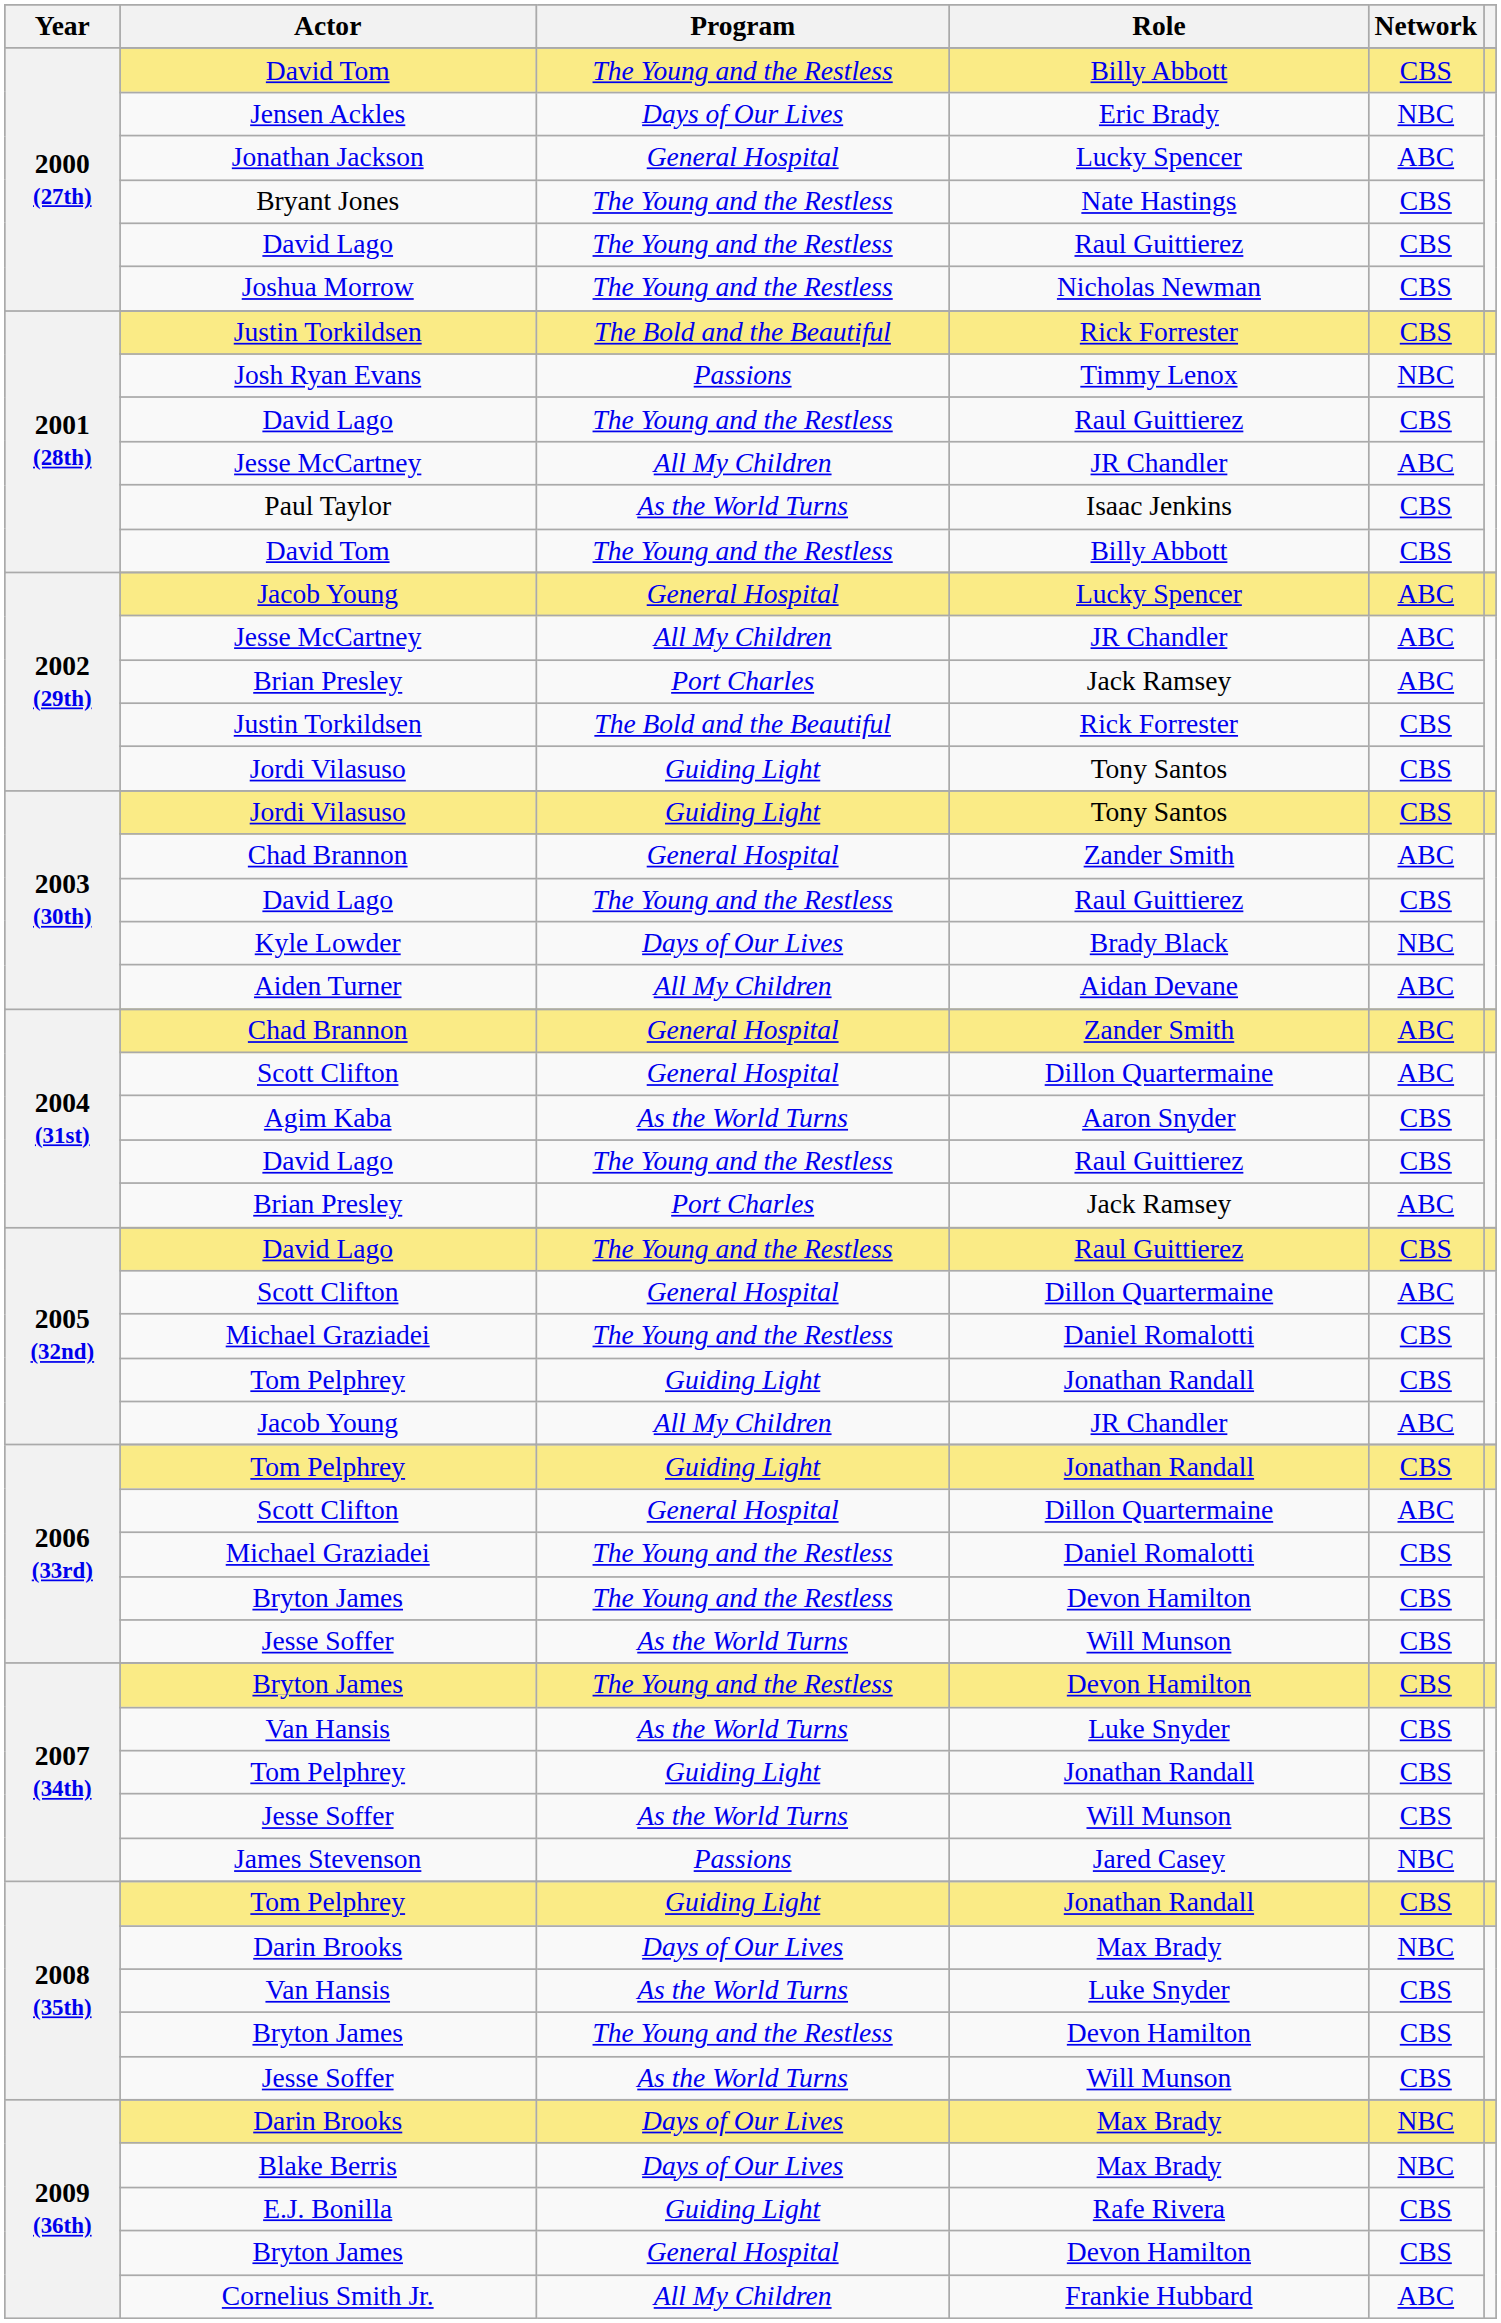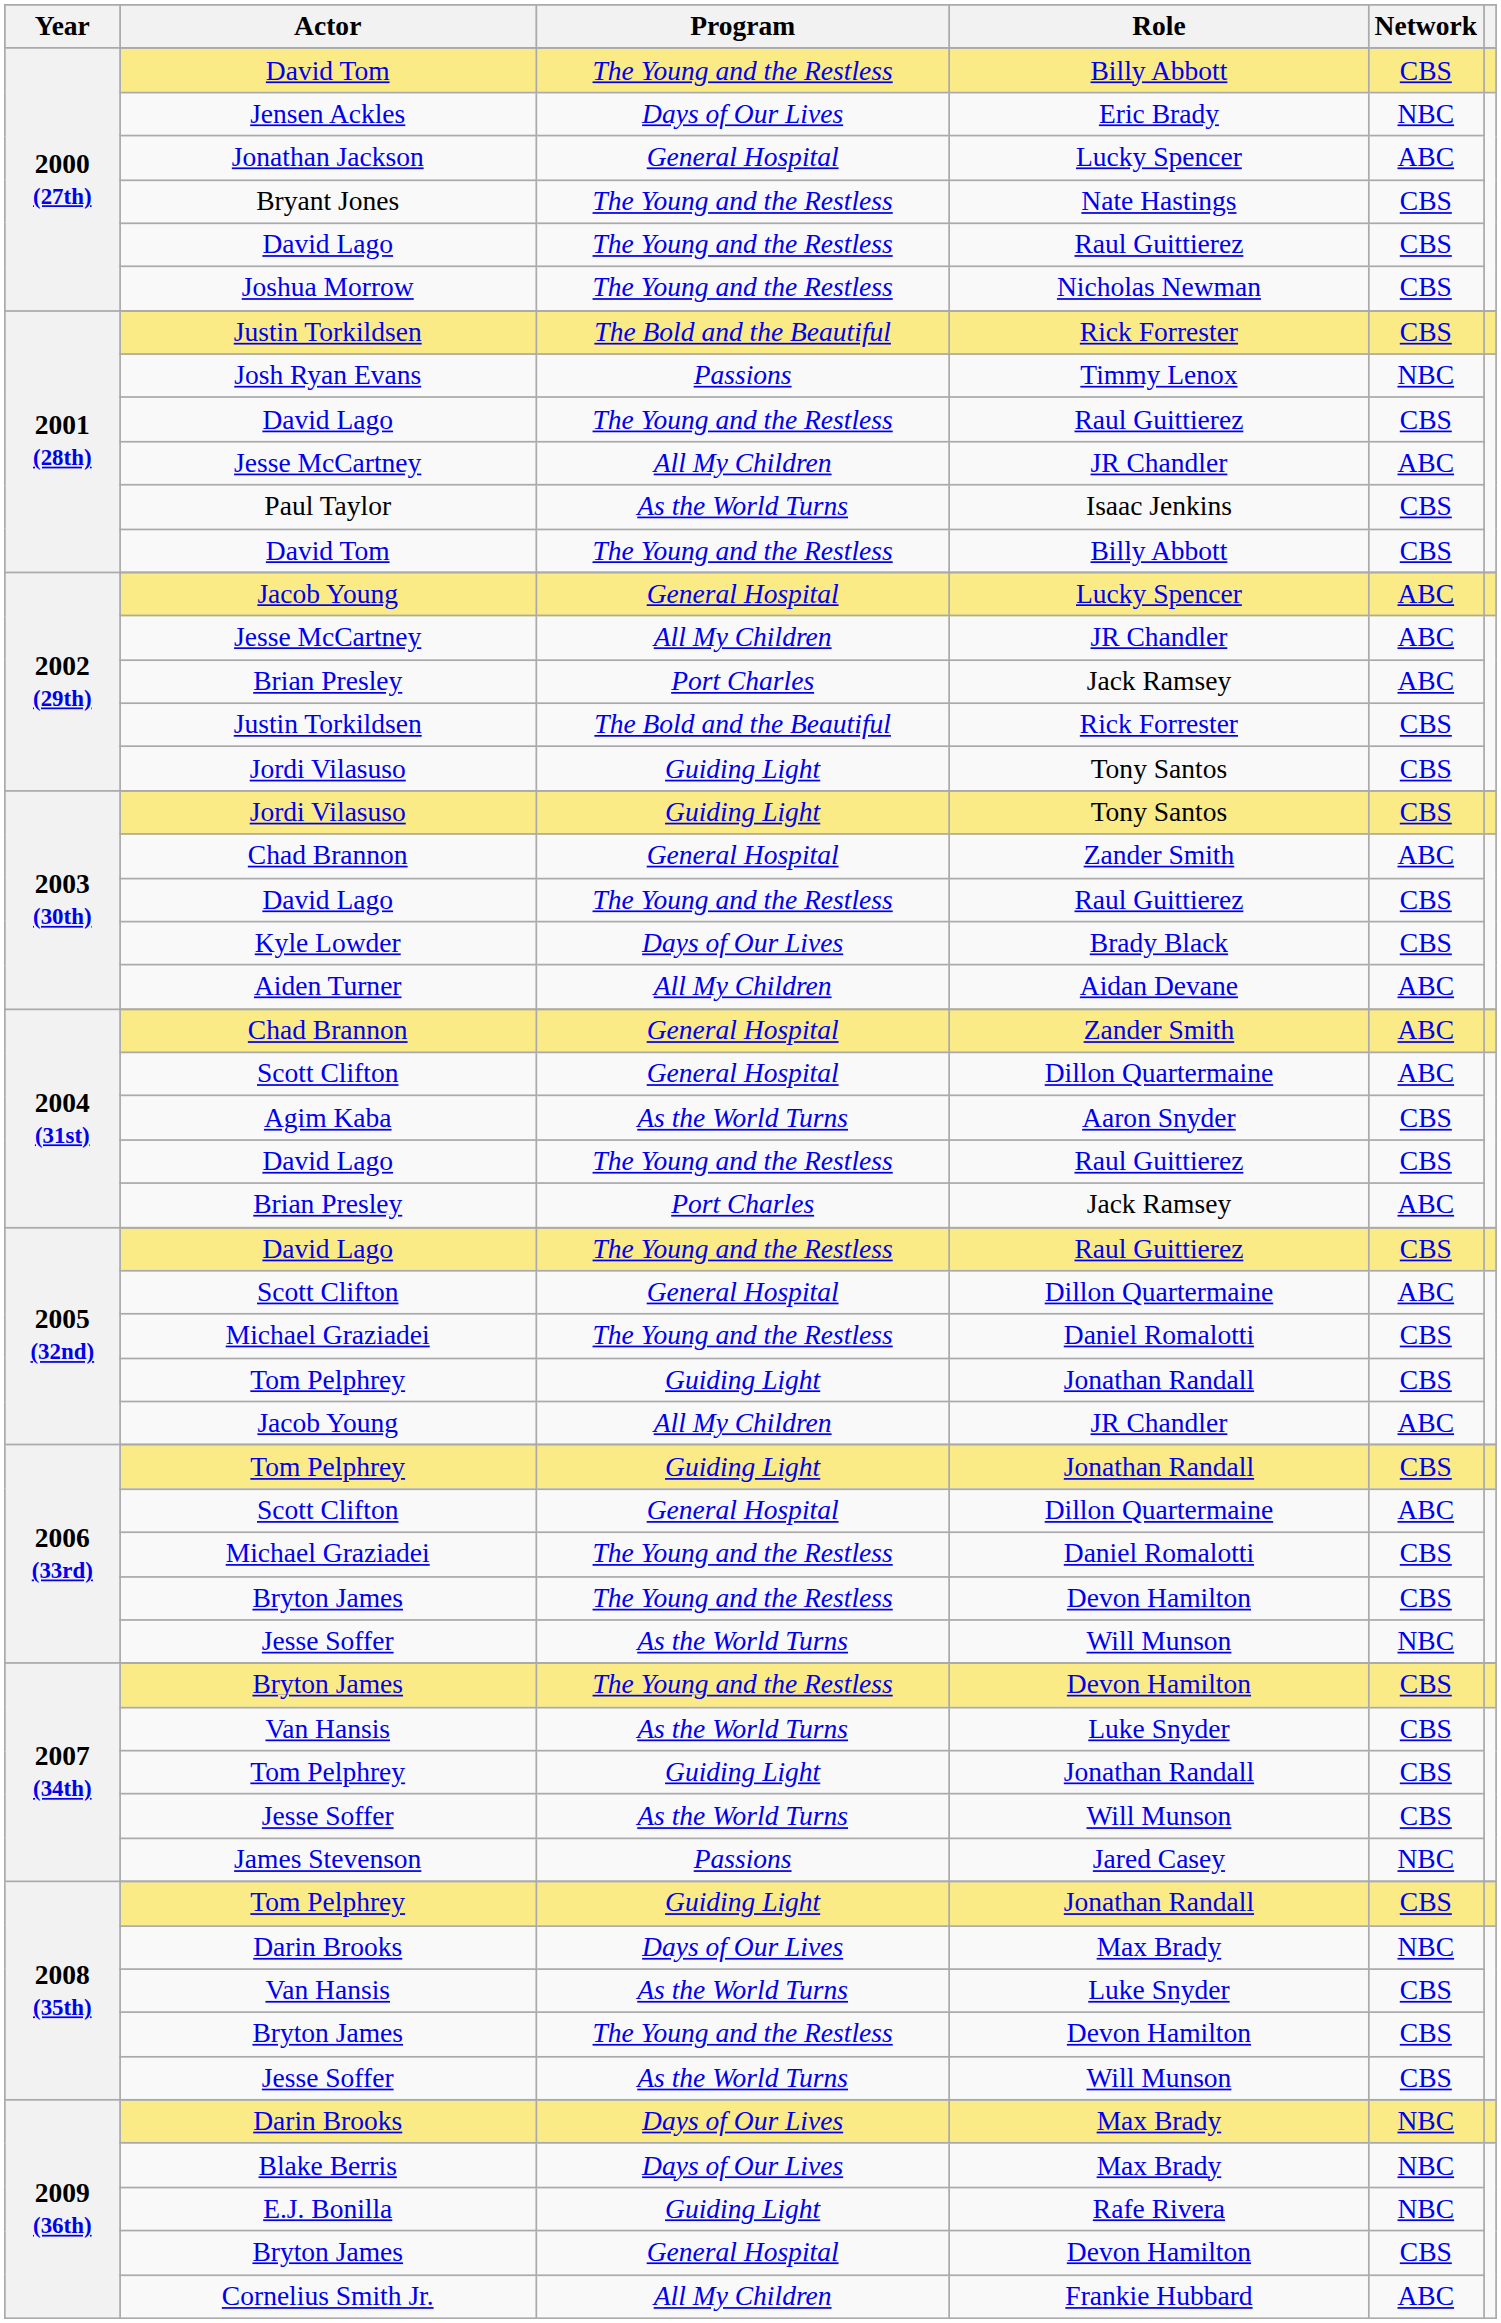(1426, 942) NBC -> (1426, 942) CBS
(1426, 1641) CBS -> (1426, 1641) NBC
(1426, 2208) CBS -> (1426, 2208) NBC
